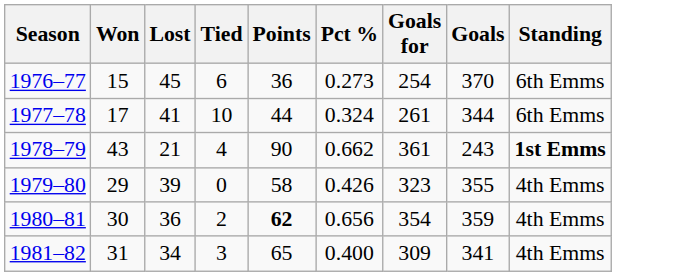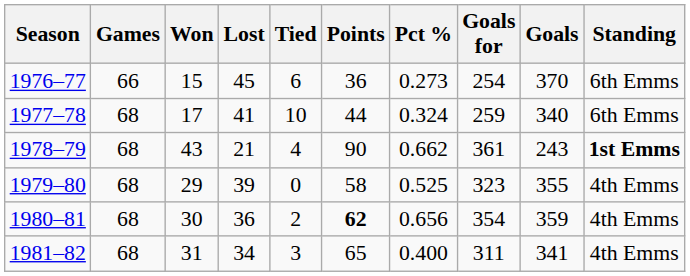+ column: (128, 33)
(415, 115) 261 -> (489, 115) 259
(478, 115) 344 -> (552, 115) 340
(349, 184) 0.426 -> (423, 184) 0.525
(415, 253) 309 -> (489, 253) 311
